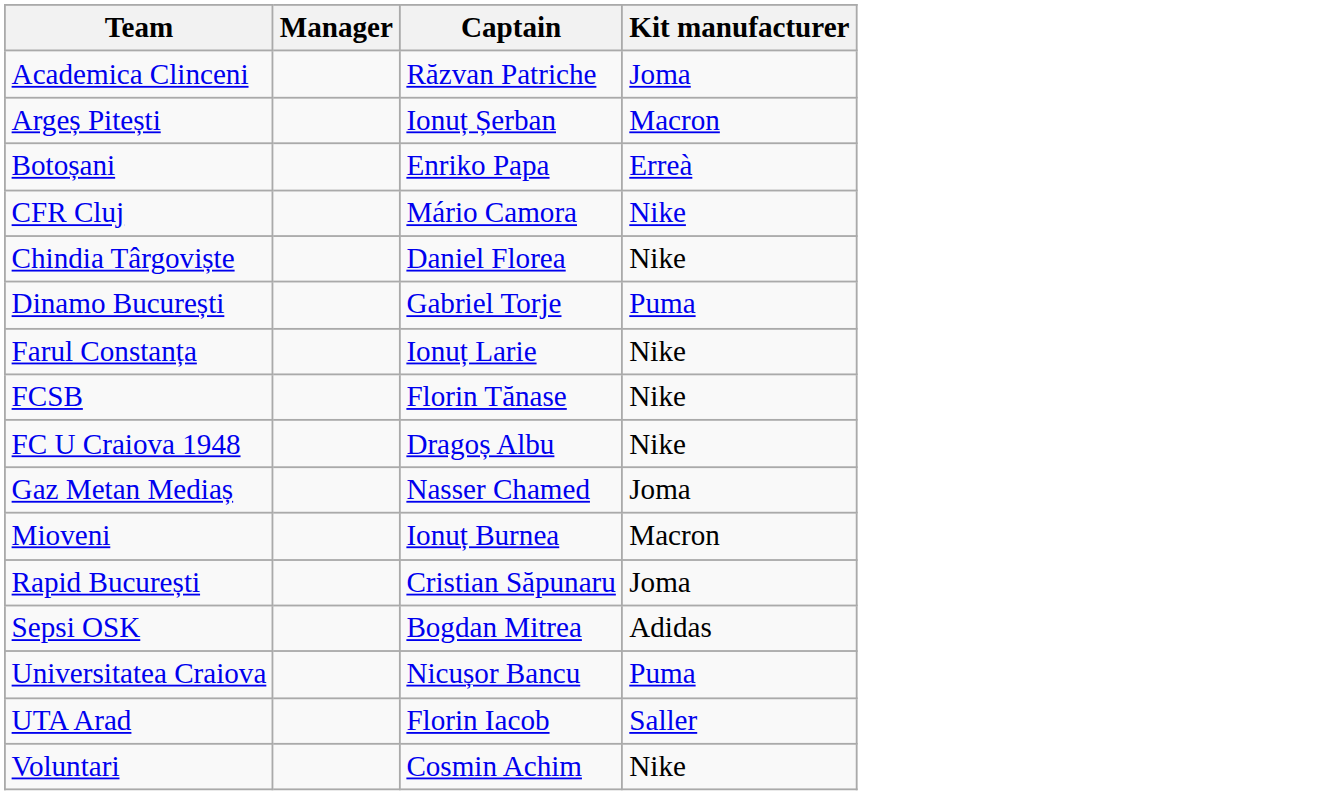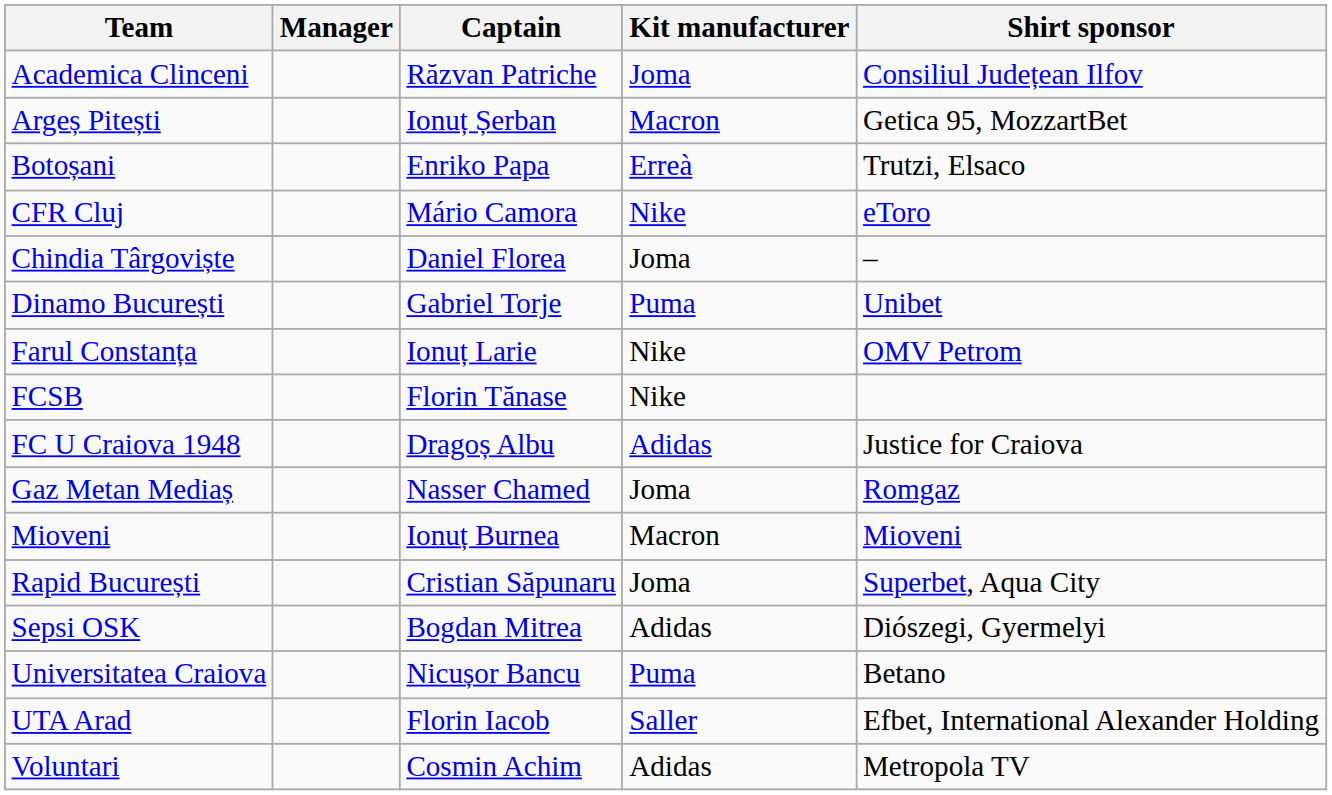+ column: (1091, 27)
(658, 258) Nike -> (660, 258) Joma
(658, 443) Nike -> (671, 443) Adidas
(658, 766) Nike -> (671, 766) Adidas
